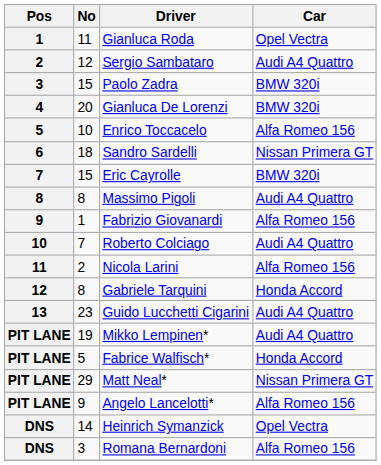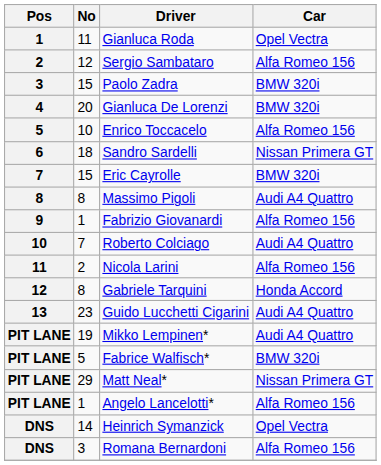(305, 61) Audi A4 Quattro -> (305, 61) Alfa Romeo 156
(299, 357) Honda Accord -> (288, 357) BMW 320i
(81, 403) 9 -> (81, 403) 1
